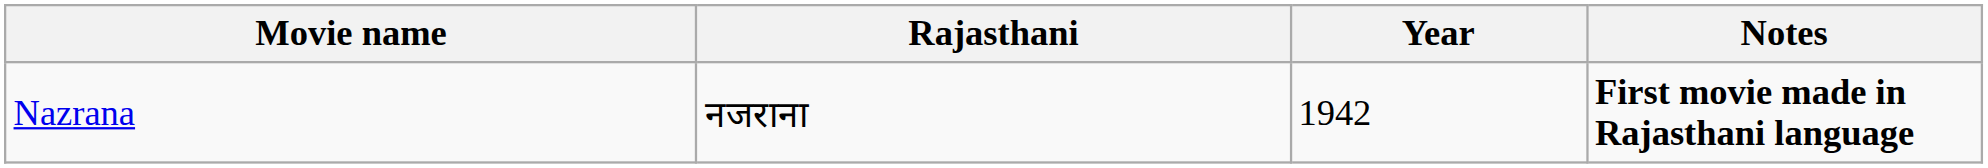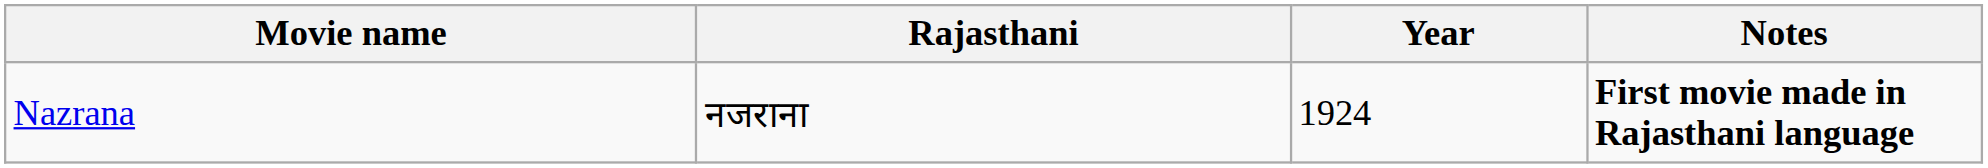(1335, 111) 1942 -> (1335, 111) 1924
